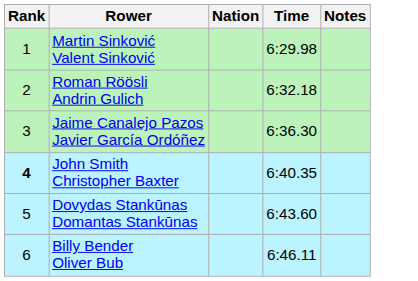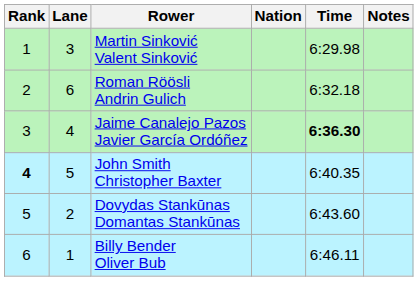+ column: (70, 16)
(292, 131) normal -> (335, 131) bold
